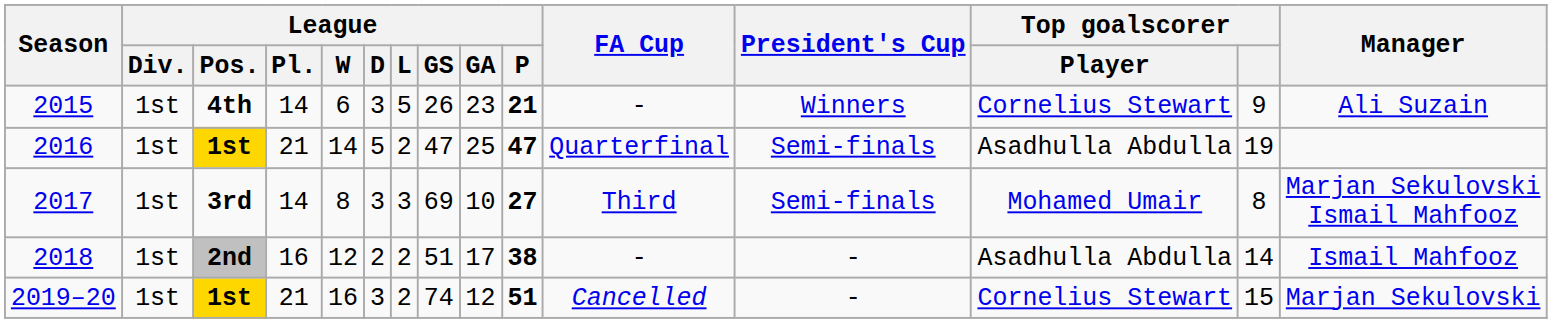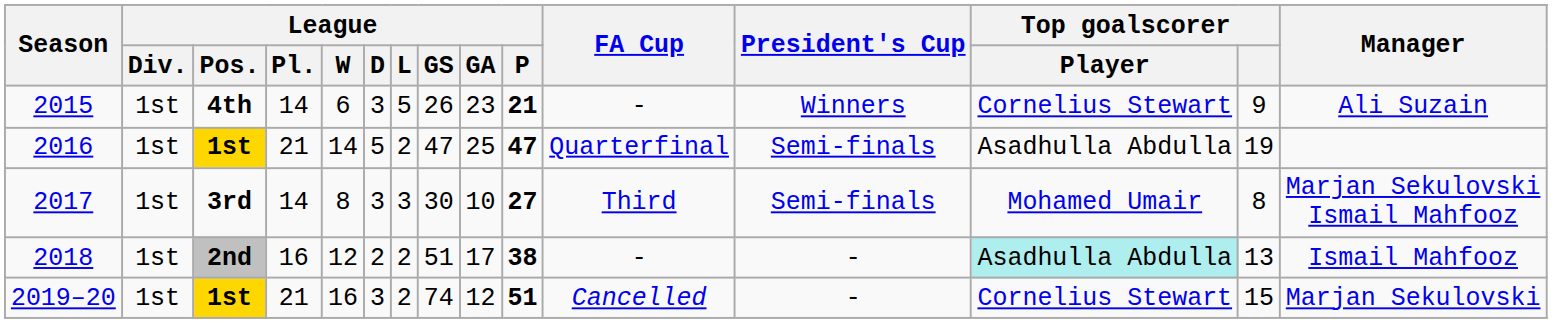(439, 202) 69 -> (439, 202) 30
(1105, 257) no background -> (1105, 257) paleturquoise background
(1259, 257) 14 -> (1259, 257) 13
